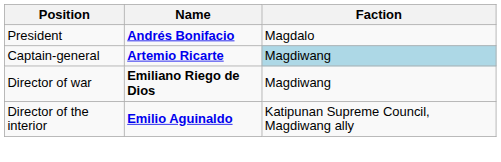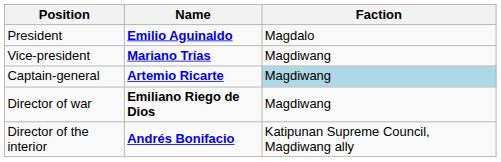(181, 35) Andrés Bonifacio -> (180, 35) Emilio Aguinaldo
+ row: (49, 55)
(180, 118) Emilio Aguinaldo -> (181, 139) Andrés Bonifacio
